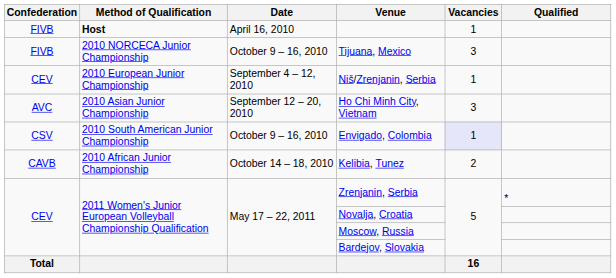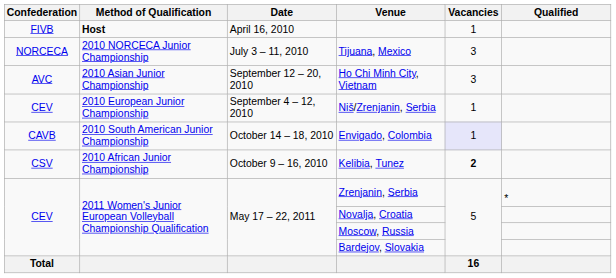(42, 51) FIVB -> (42, 51) NORCECA
(279, 51) October 9 – 16, 2010 -> (269, 51) July 3 – 11, 2010
rows swapped: (133, 79) <-> (123, 107)
(42, 136) CSV -> (42, 136) CAVB
(279, 136) October 9 – 16, 2010 -> (282, 136) October 14 – 18, 2010
(42, 164) CAVB -> (42, 164) CSV
(282, 164) October 14 – 18, 2010 -> (279, 164) October 9 – 16, 2010
(473, 164) normal -> (473, 164) bold
